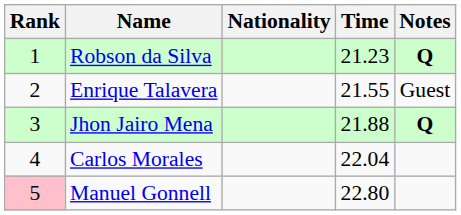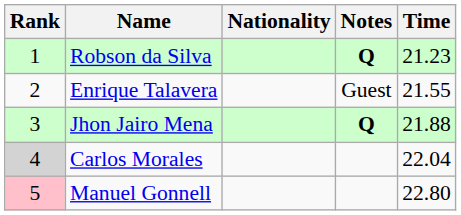columns swapped: (365, 21) <-> (425, 21)
(35, 158) no background -> (35, 158) lightgrey background
